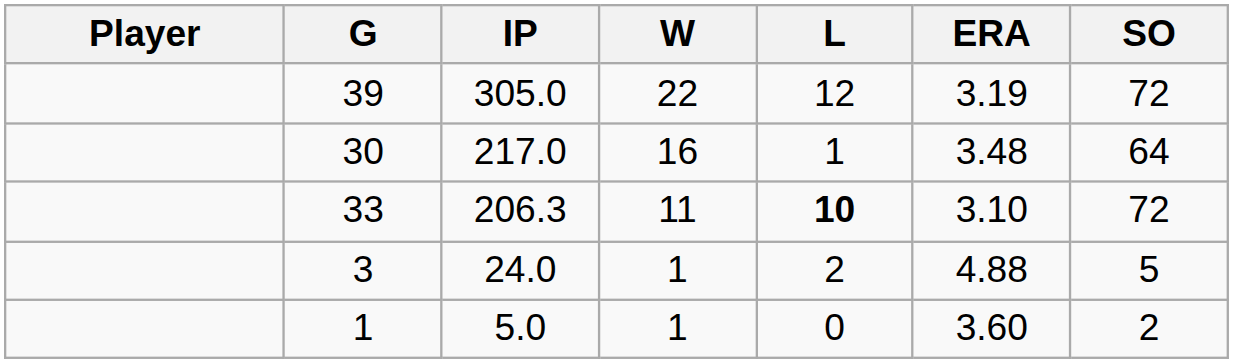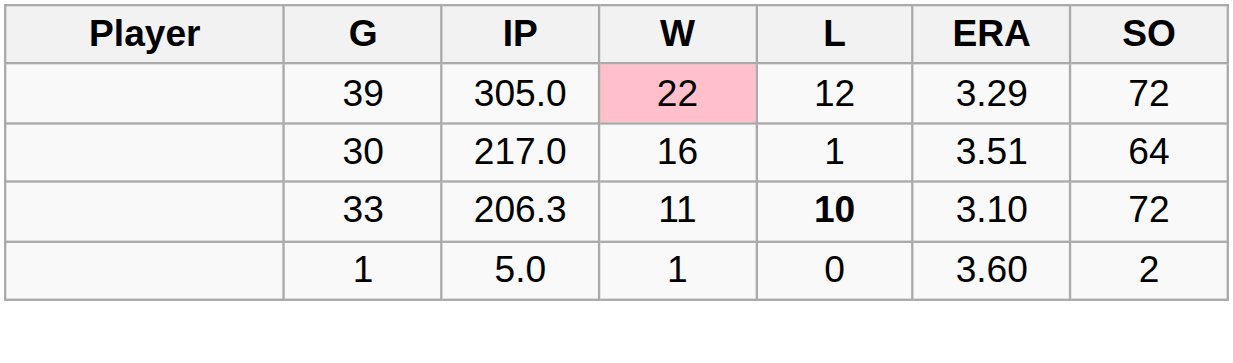(677, 92) no background -> (677, 92) pink background
(992, 92) 3.19 -> (992, 92) 3.29
(992, 151) 3.48 -> (992, 151) 3.51
- row: (363, 269)
